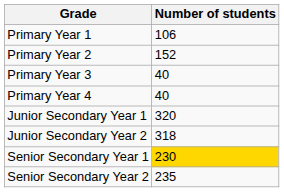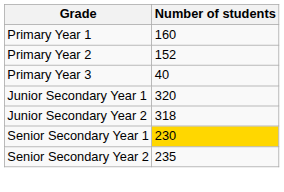(166, 34) 106 -> (166, 34) 160
- row: (49, 95)
